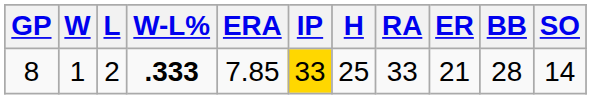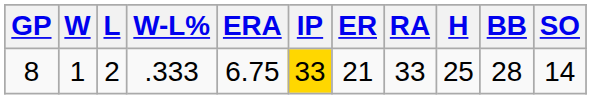columns swapped: (354, 26) <-> (455, 26)
(172, 70) bold -> (172, 70) normal
(252, 70) 7.85 -> (252, 70) 6.75
